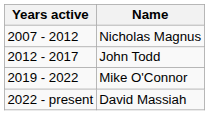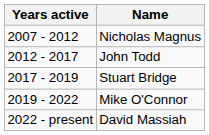+ row: (138, 78)
